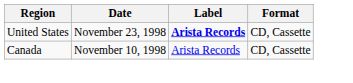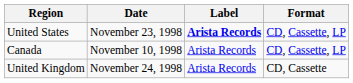(280, 31) CD, Cassette -> (306, 31) CD, Cassette, LP
(280, 50) CD, Cassette -> (306, 50) CD, Cassette, LP
+ row: (46, 68)
